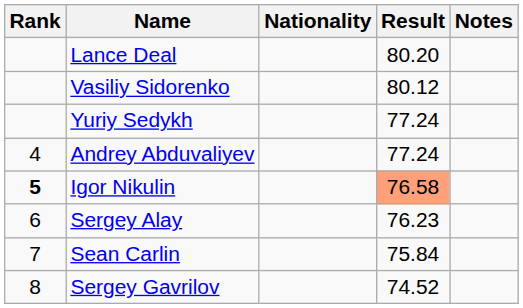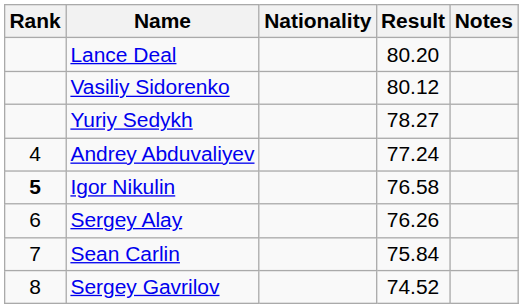(413, 120) 77.24 -> (413, 120) 78.27
(413, 187) lightsalmon background -> (413, 187) no background
(413, 220) 76.23 -> (413, 220) 76.26
